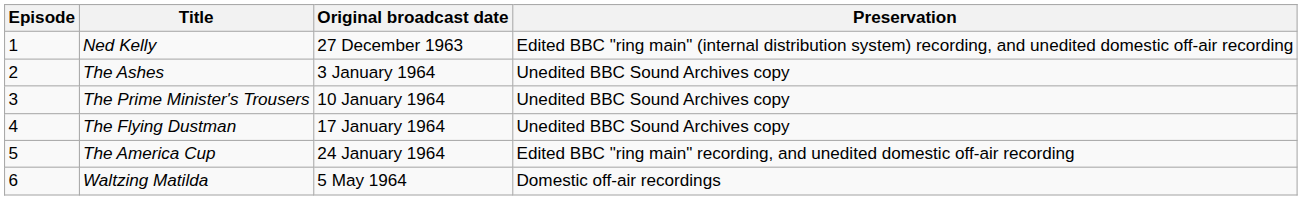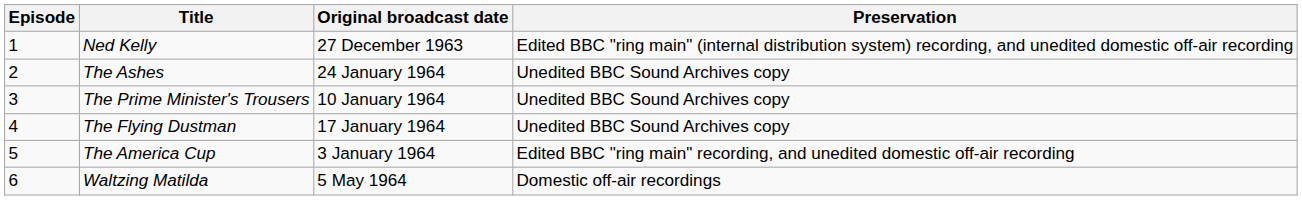(376, 72) 3 January 1964 -> (381, 72) 24 January 1964
(381, 153) 24 January 1964 -> (376, 153) 3 January 1964
